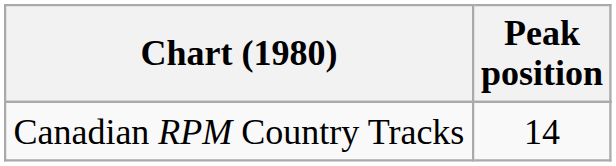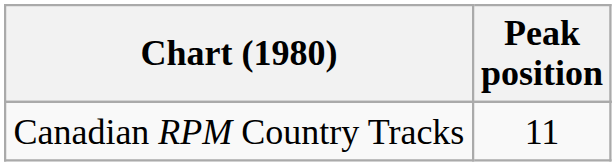(542, 130) 14 -> (542, 130) 11
